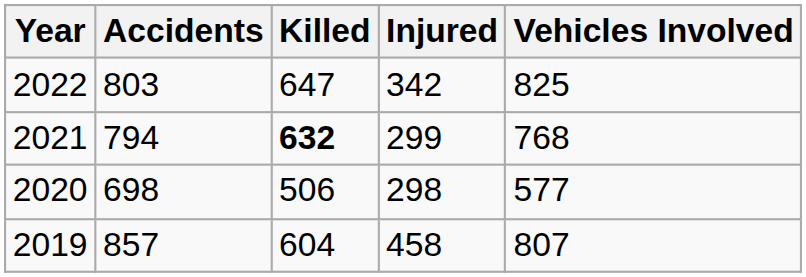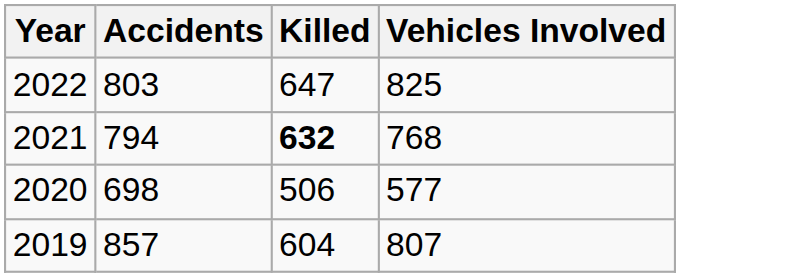- column: (442, 31)
